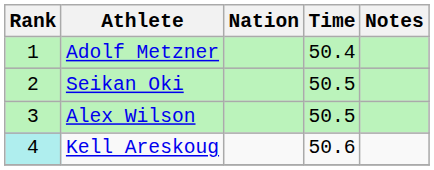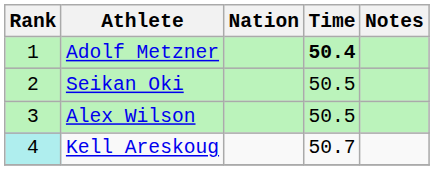(332, 53) normal -> (332, 53) bold
(332, 149) 50.6 -> (332, 149) 50.7
